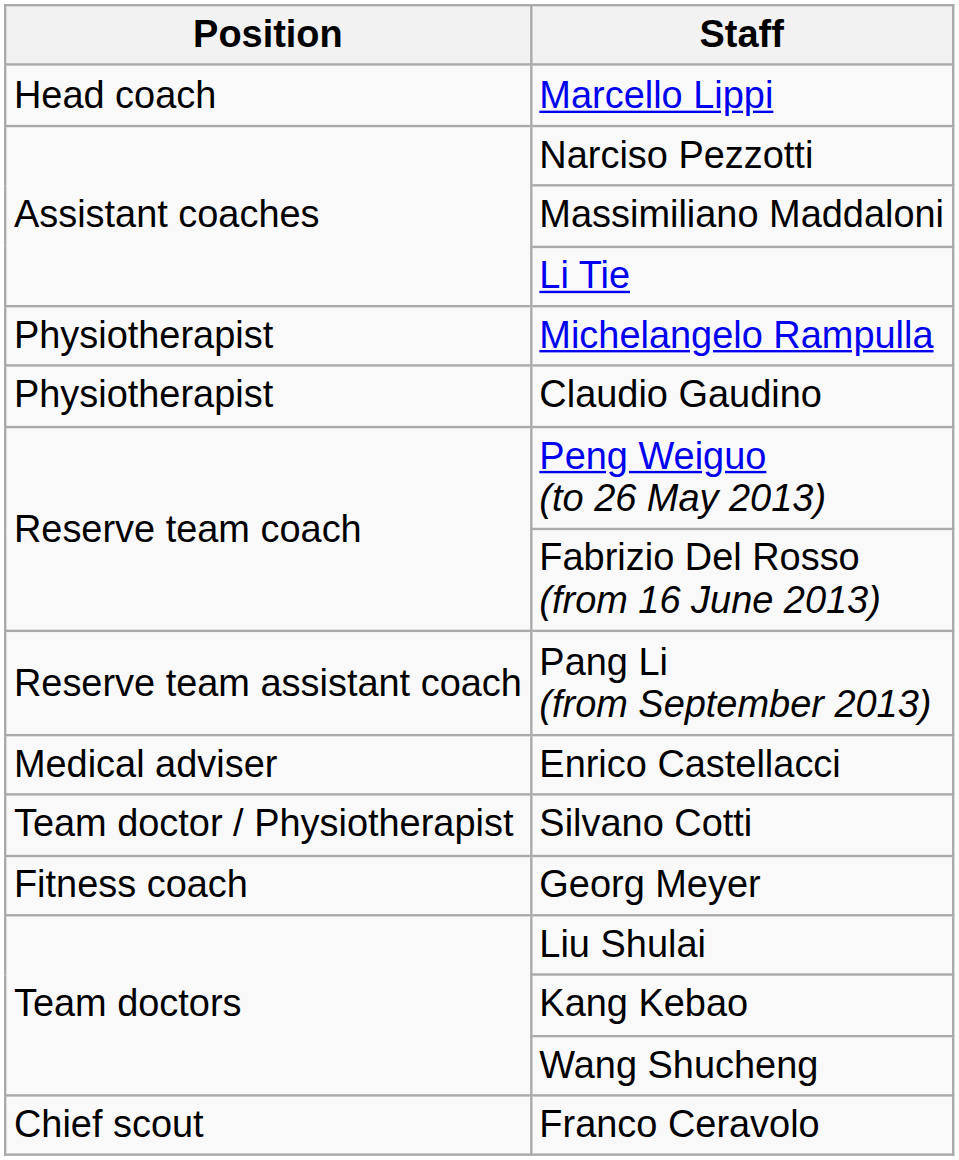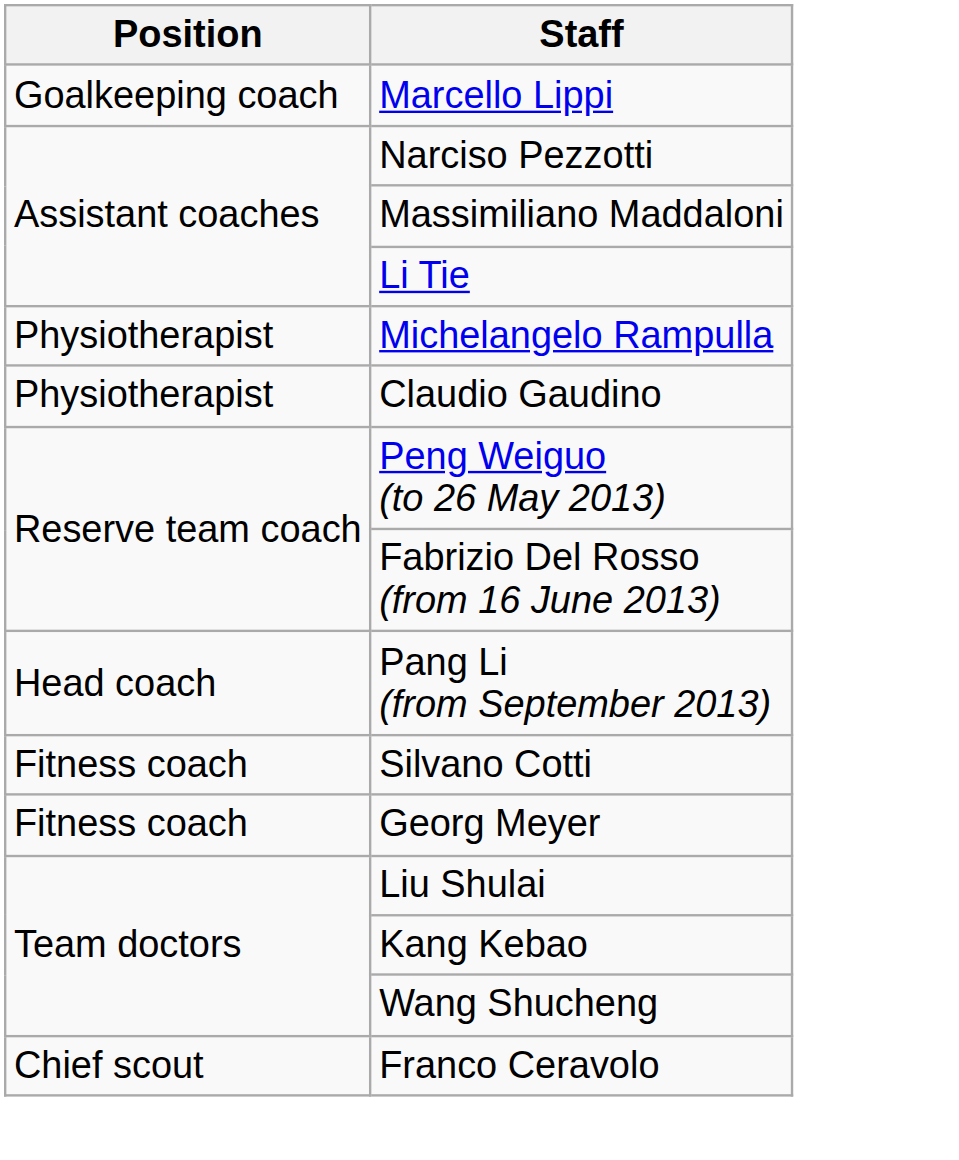(115, 94) Head coach -> (176, 94) Goalkeeping coach
(268, 682) Reserve team assistant coach -> (115, 682) Head coach
- row: (690, 763)
(264, 824) Team doctor / Physiotherapist -> (131, 763) Fitness coach
